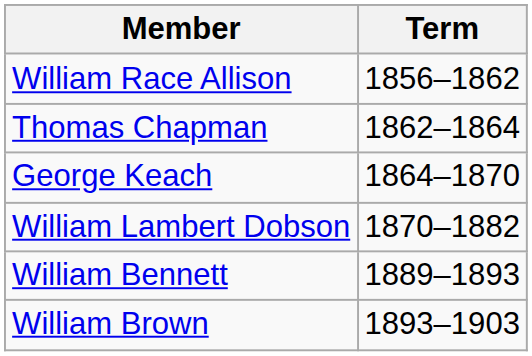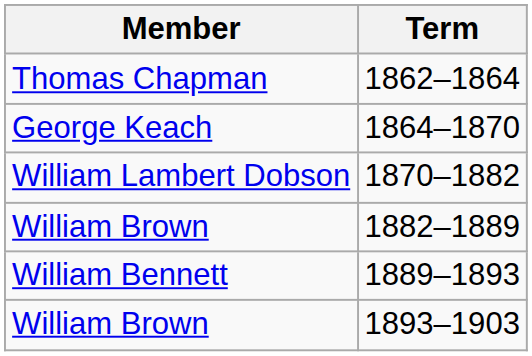- row: (442, 78)
+ row: (442, 226)
